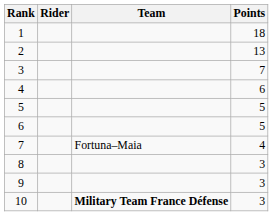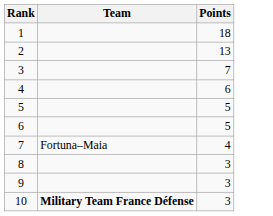- column: (55, 13)
